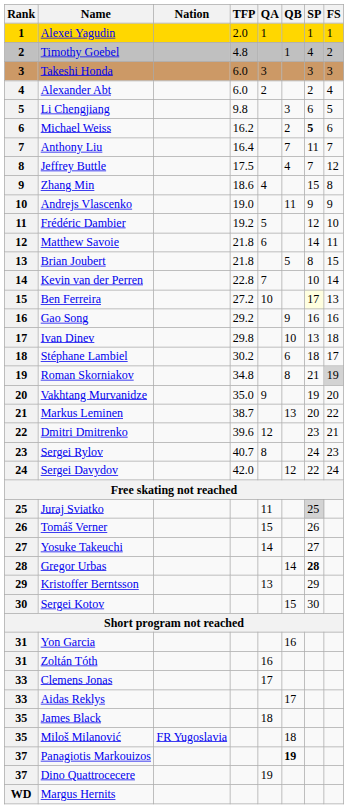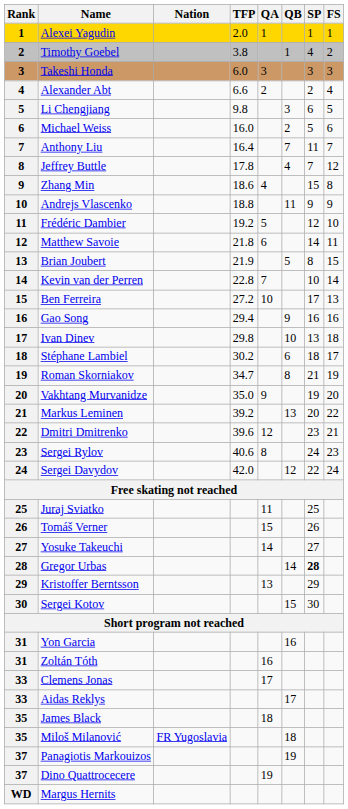(240, 52) 4.8 -> (240, 52) 3.8
(240, 90) 6.0 -> (240, 90) 6.6
(243, 128) 16.2 -> (243, 128) 16.0
(310, 128) bold -> (310, 128) normal
(243, 166) 17.5 -> (243, 166) 17.8
(243, 204) 19.0 -> (243, 204) 18.8
(243, 261) 21.8 -> (243, 261) 21.9
(313, 299) lightyellow background -> (313, 299) no background
(243, 318) 29.2 -> (243, 318) 29.4
(243, 375) 34.8 -> (243, 375) 34.7
(333, 375) lightgrey background -> (333, 375) no background
(243, 413) 38.7 -> (243, 413) 39.2
(243, 451) 40.7 -> (243, 451) 40.6
(313, 508) lightgrey background -> (313, 508) no background
(290, 756) bold -> (290, 756) normal
